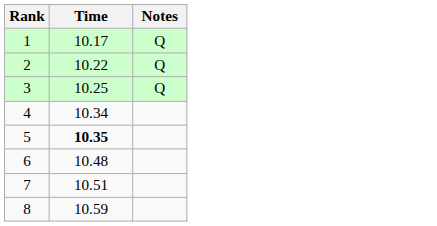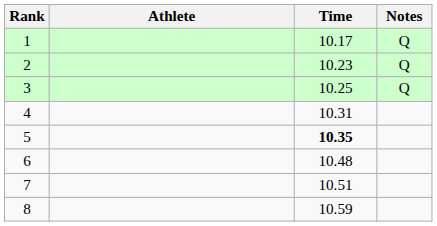+ column: (172, 16)
(91, 64) 10.22 -> (335, 64) 10.23
(91, 112) 10.34 -> (335, 112) 10.31
